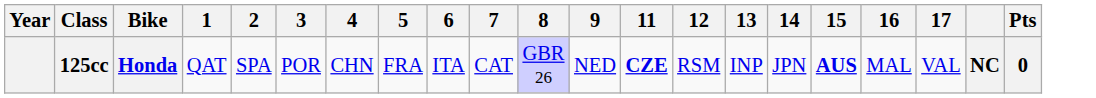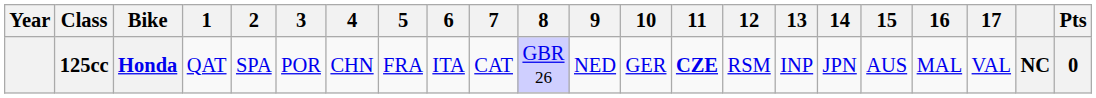+ column: (646, 20)
(836, 64) bold -> (887, 64) normal
